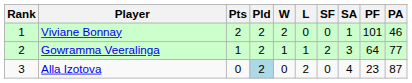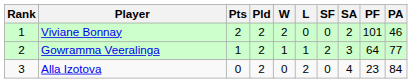(349, 32) 1 -> (349, 32) 2
(262, 69) lightblue background -> (262, 69) no background
(396, 69) 87 -> (396, 69) 84
